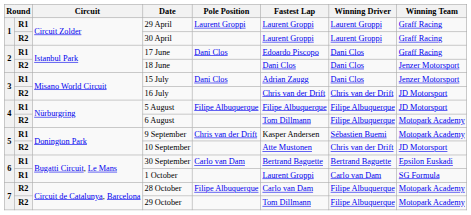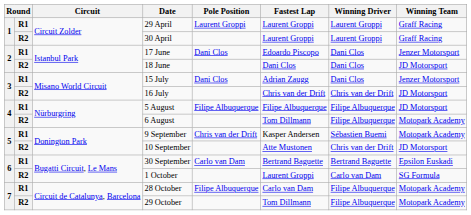(420, 51) Graff Racing -> (429, 51) Jenzer Motorsport
(429, 65) Jenzer Motorsport -> (423, 65) JD Motorsport
(23, 175) R1 -> (23, 175) R2
(23, 188) R2 -> (23, 188) R1
